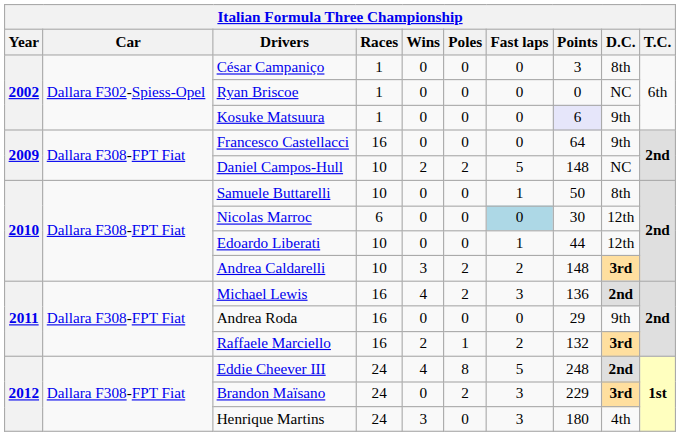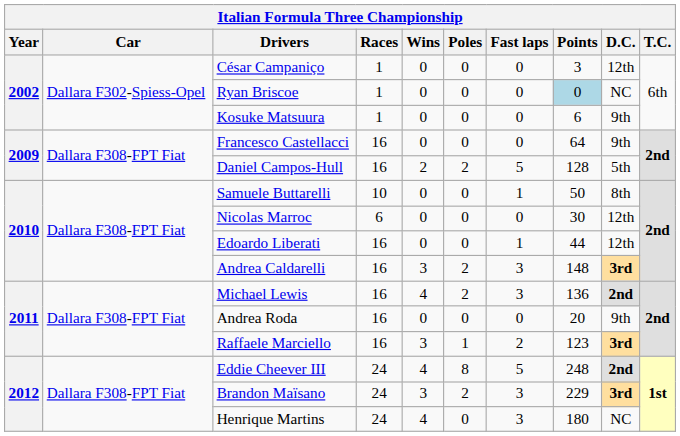(621, 66) 8th -> (621, 66) 12th
(577, 92) no background -> (577, 92) lightblue background
(577, 117) lavender background -> (577, 117) no background
(379, 167) 10 -> (379, 167) 16
(577, 167) 148 -> (577, 167) 128
(621, 167) NC -> (621, 167) 5th
(520, 217) lightblue background -> (520, 217) no background
(379, 242) 10 -> (379, 242) 16
(379, 267) 10 -> (379, 267) 16
(520, 267) 2 -> (520, 267) 3
(577, 318) 29 -> (577, 318) 20
(423, 343) 2 -> (423, 343) 3
(577, 343) 132 -> (577, 343) 123
(423, 393) 0 -> (423, 393) 3
(423, 418) 3 -> (423, 418) 4
(621, 418) 4th -> (621, 418) NC
